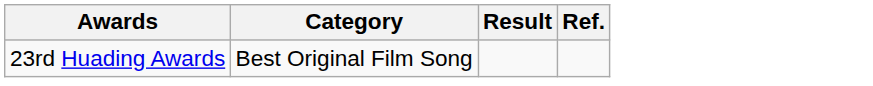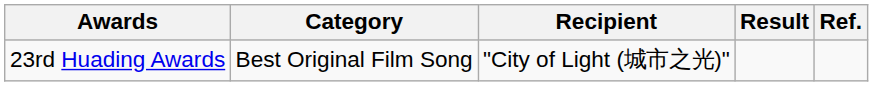+ column: (606, 22)
